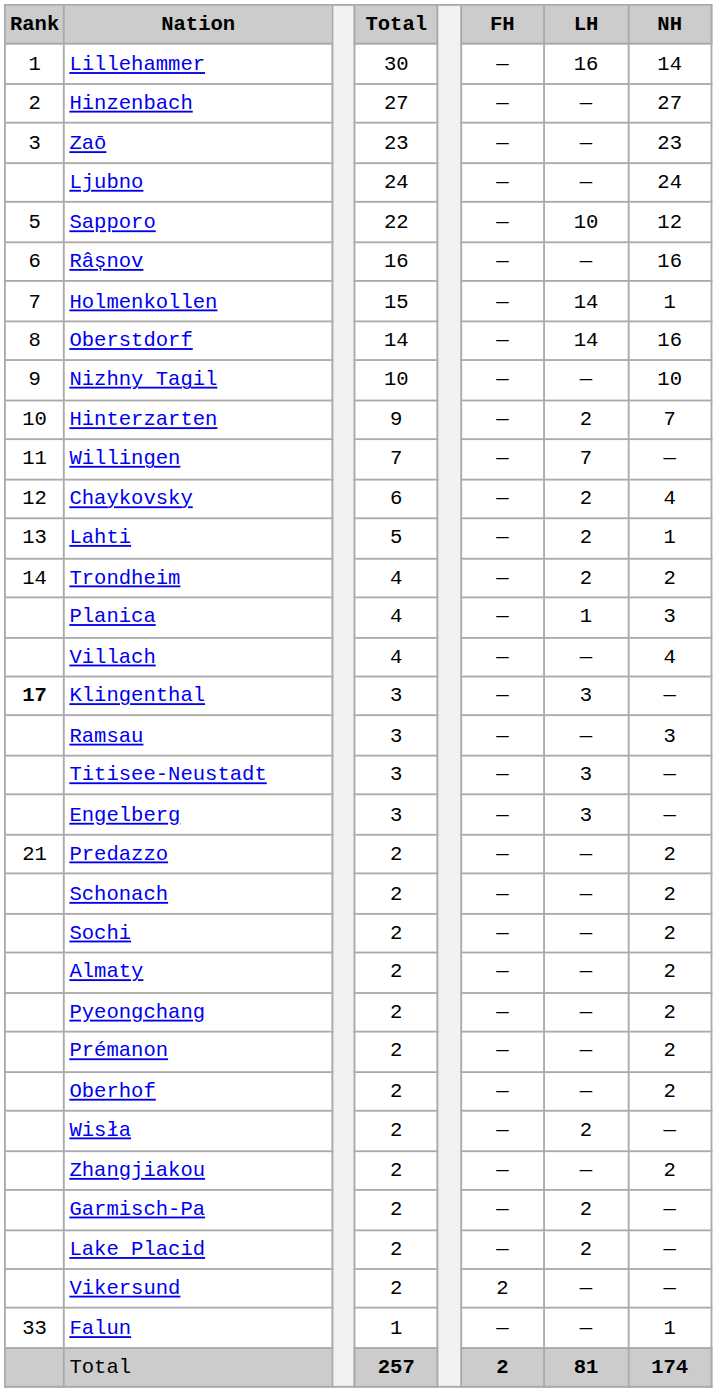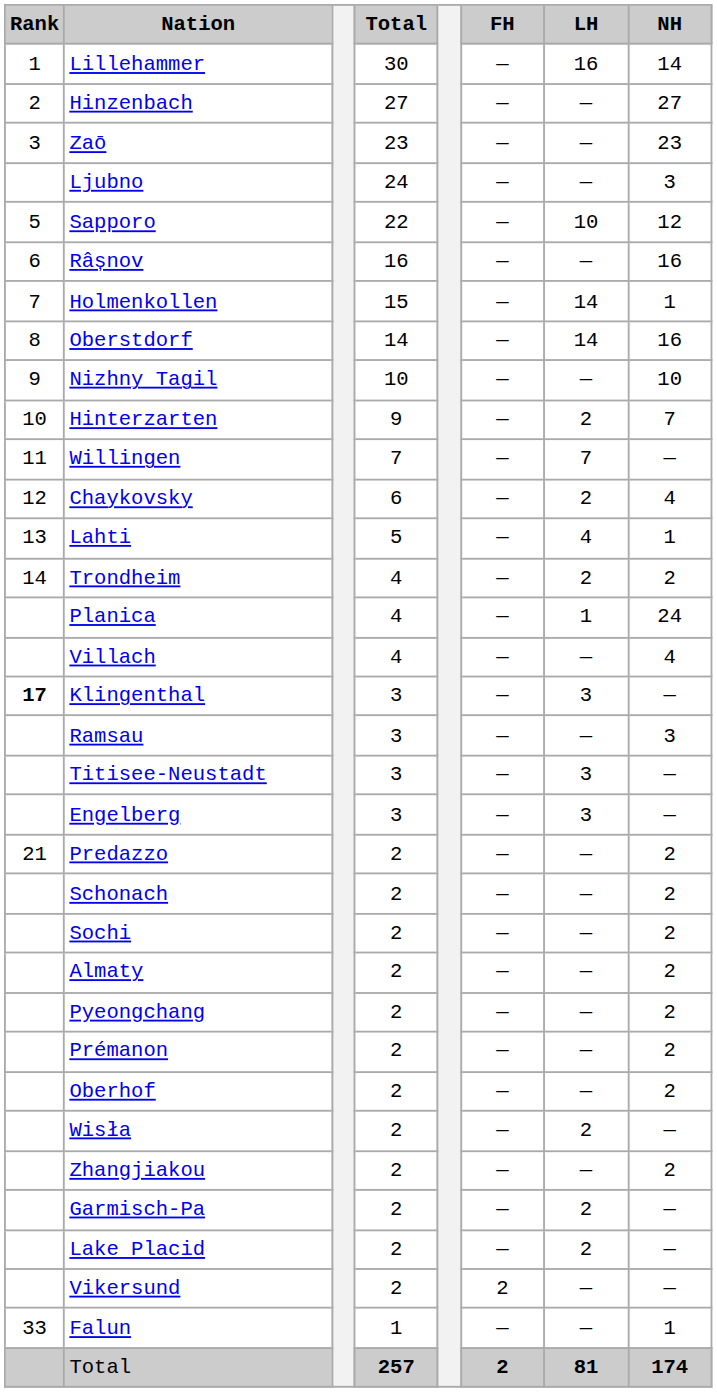(670, 183) 24 -> (670, 183) 3
(586, 538) 2 -> (586, 538) 4
(670, 617) 3 -> (670, 617) 24
